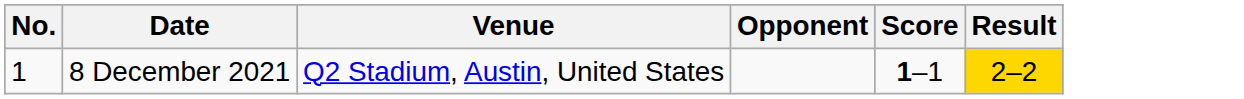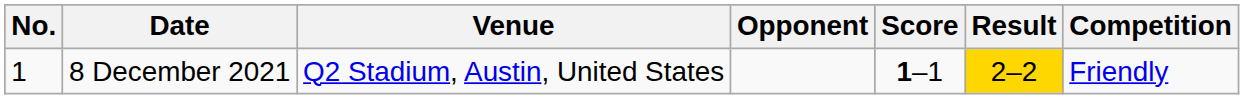+ column: (1151, 26)
